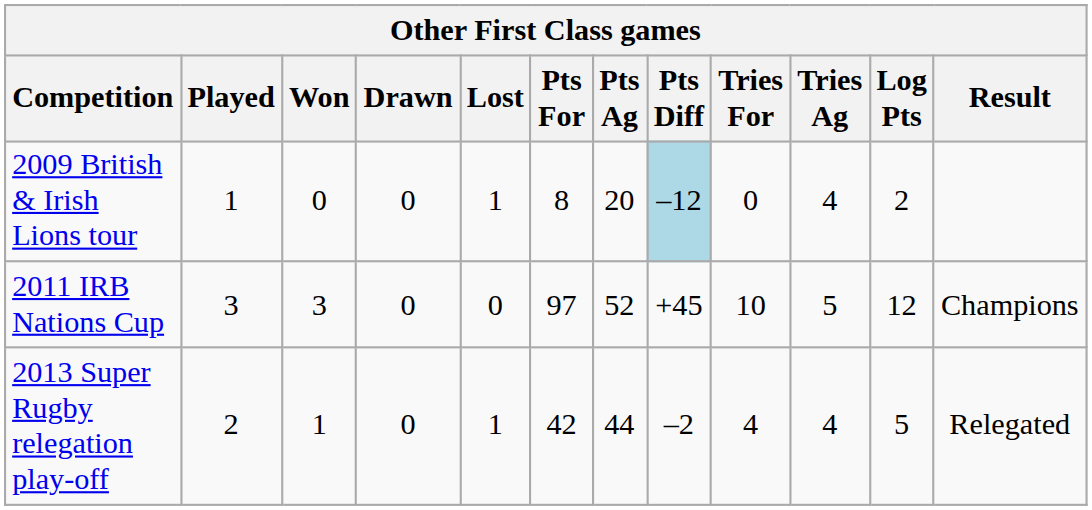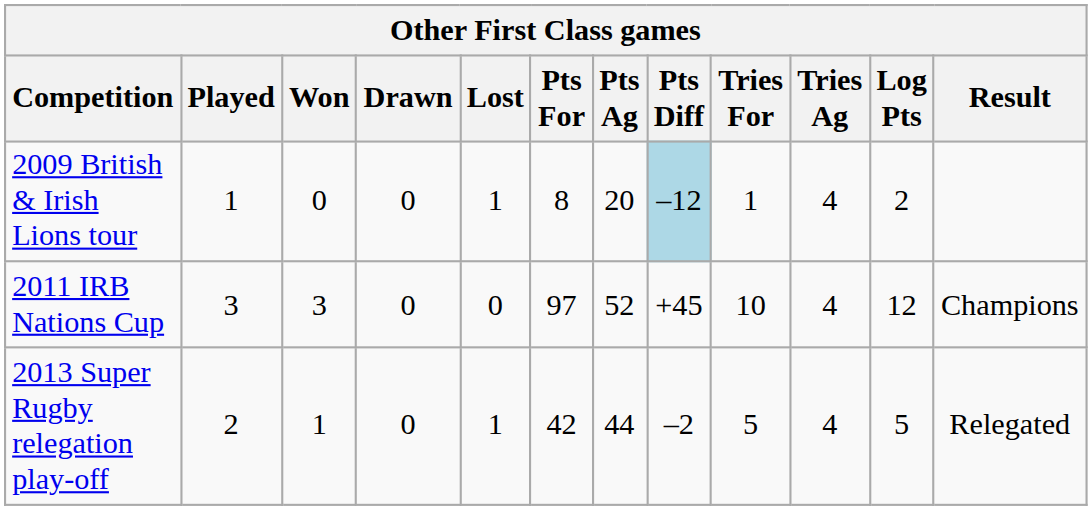(751, 200) 0 -> (751, 200) 1
(830, 304) 5 -> (830, 304) 4
(751, 425) 4 -> (751, 425) 5
